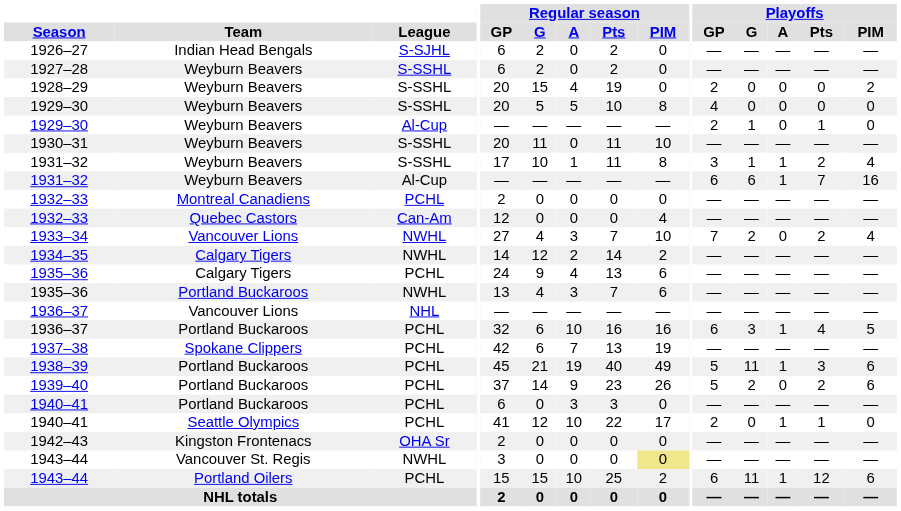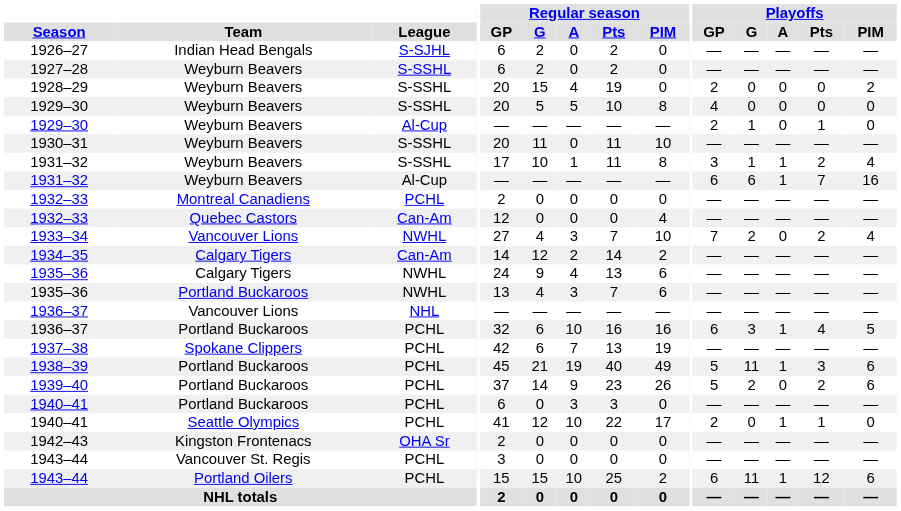(424, 255) NWHL -> (424, 255) Can-Am
(424, 273) PCHL -> (424, 273) NWHL
(424, 459) NWHL -> (424, 459) PCHL
(663, 459) khaki background -> (663, 459) no background
